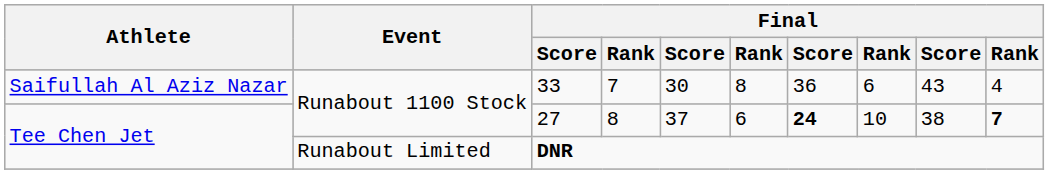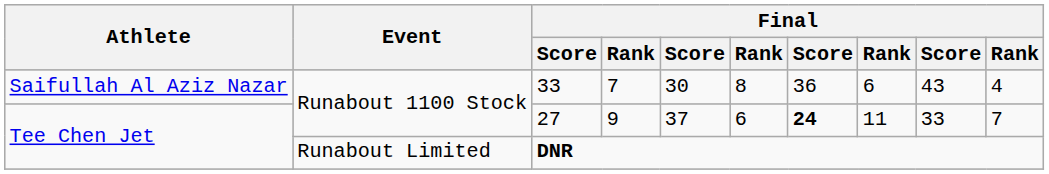(613, 120) 8 -> (613, 120) 9
(875, 120) 10 -> (875, 120) 11
(933, 120) 38 -> (933, 120) 33
(997, 120) bold -> (997, 120) normal
